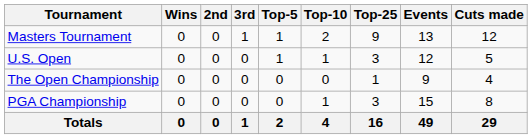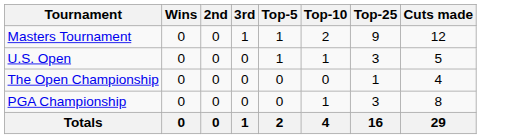- column: (426, 15)
